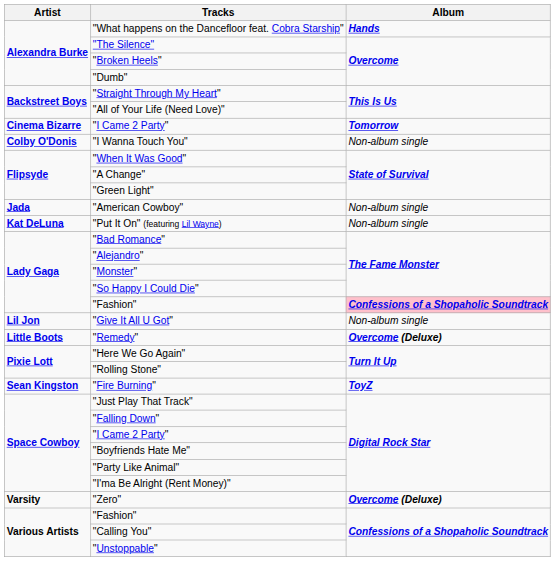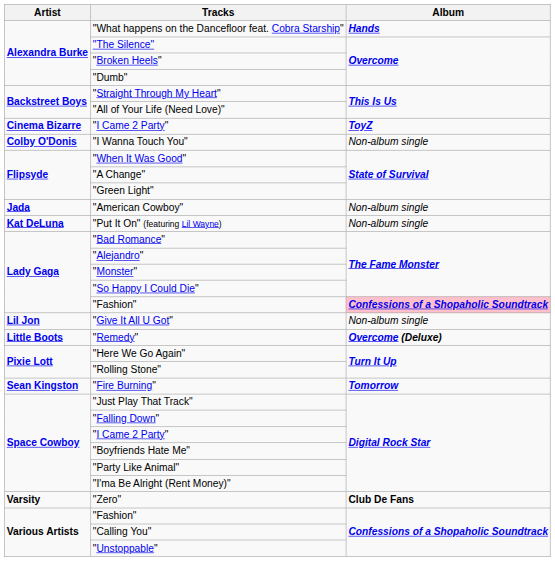(373, 126) Tomorrow -> (360, 126) ToyZ
(360, 386) ToyZ -> (373, 386) Tomorrow
(395, 499) Overcome (Deluxe) -> (381, 499) Club De Fans
